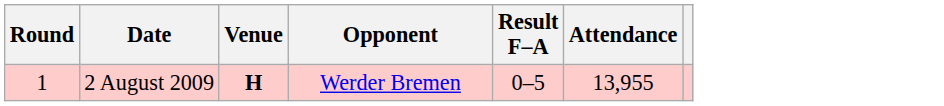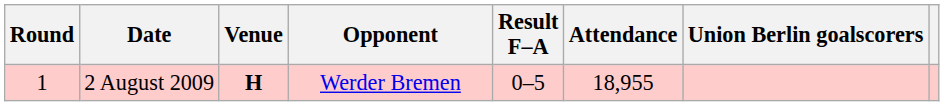+ column: (806, 34)
(623, 82) 13,955 -> (623, 82) 18,955
